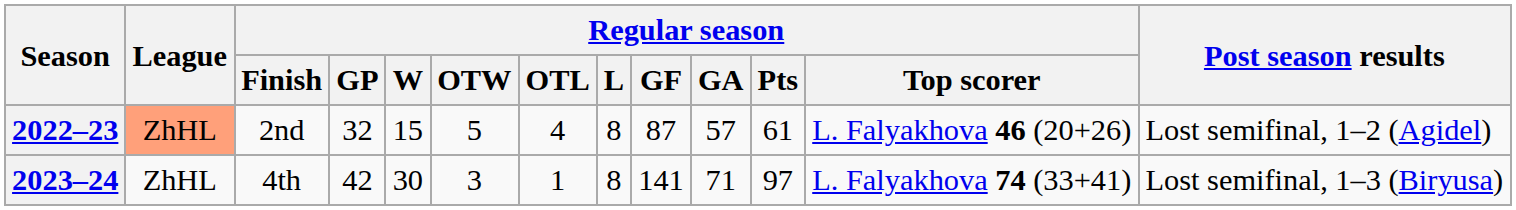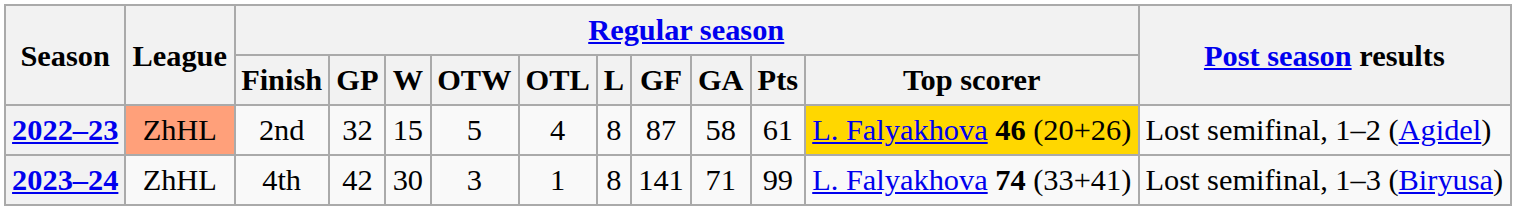(721, 130) 57 -> (721, 130) 58
(972, 130) no background -> (972, 130) gold background
(778, 180) 97 -> (778, 180) 99
